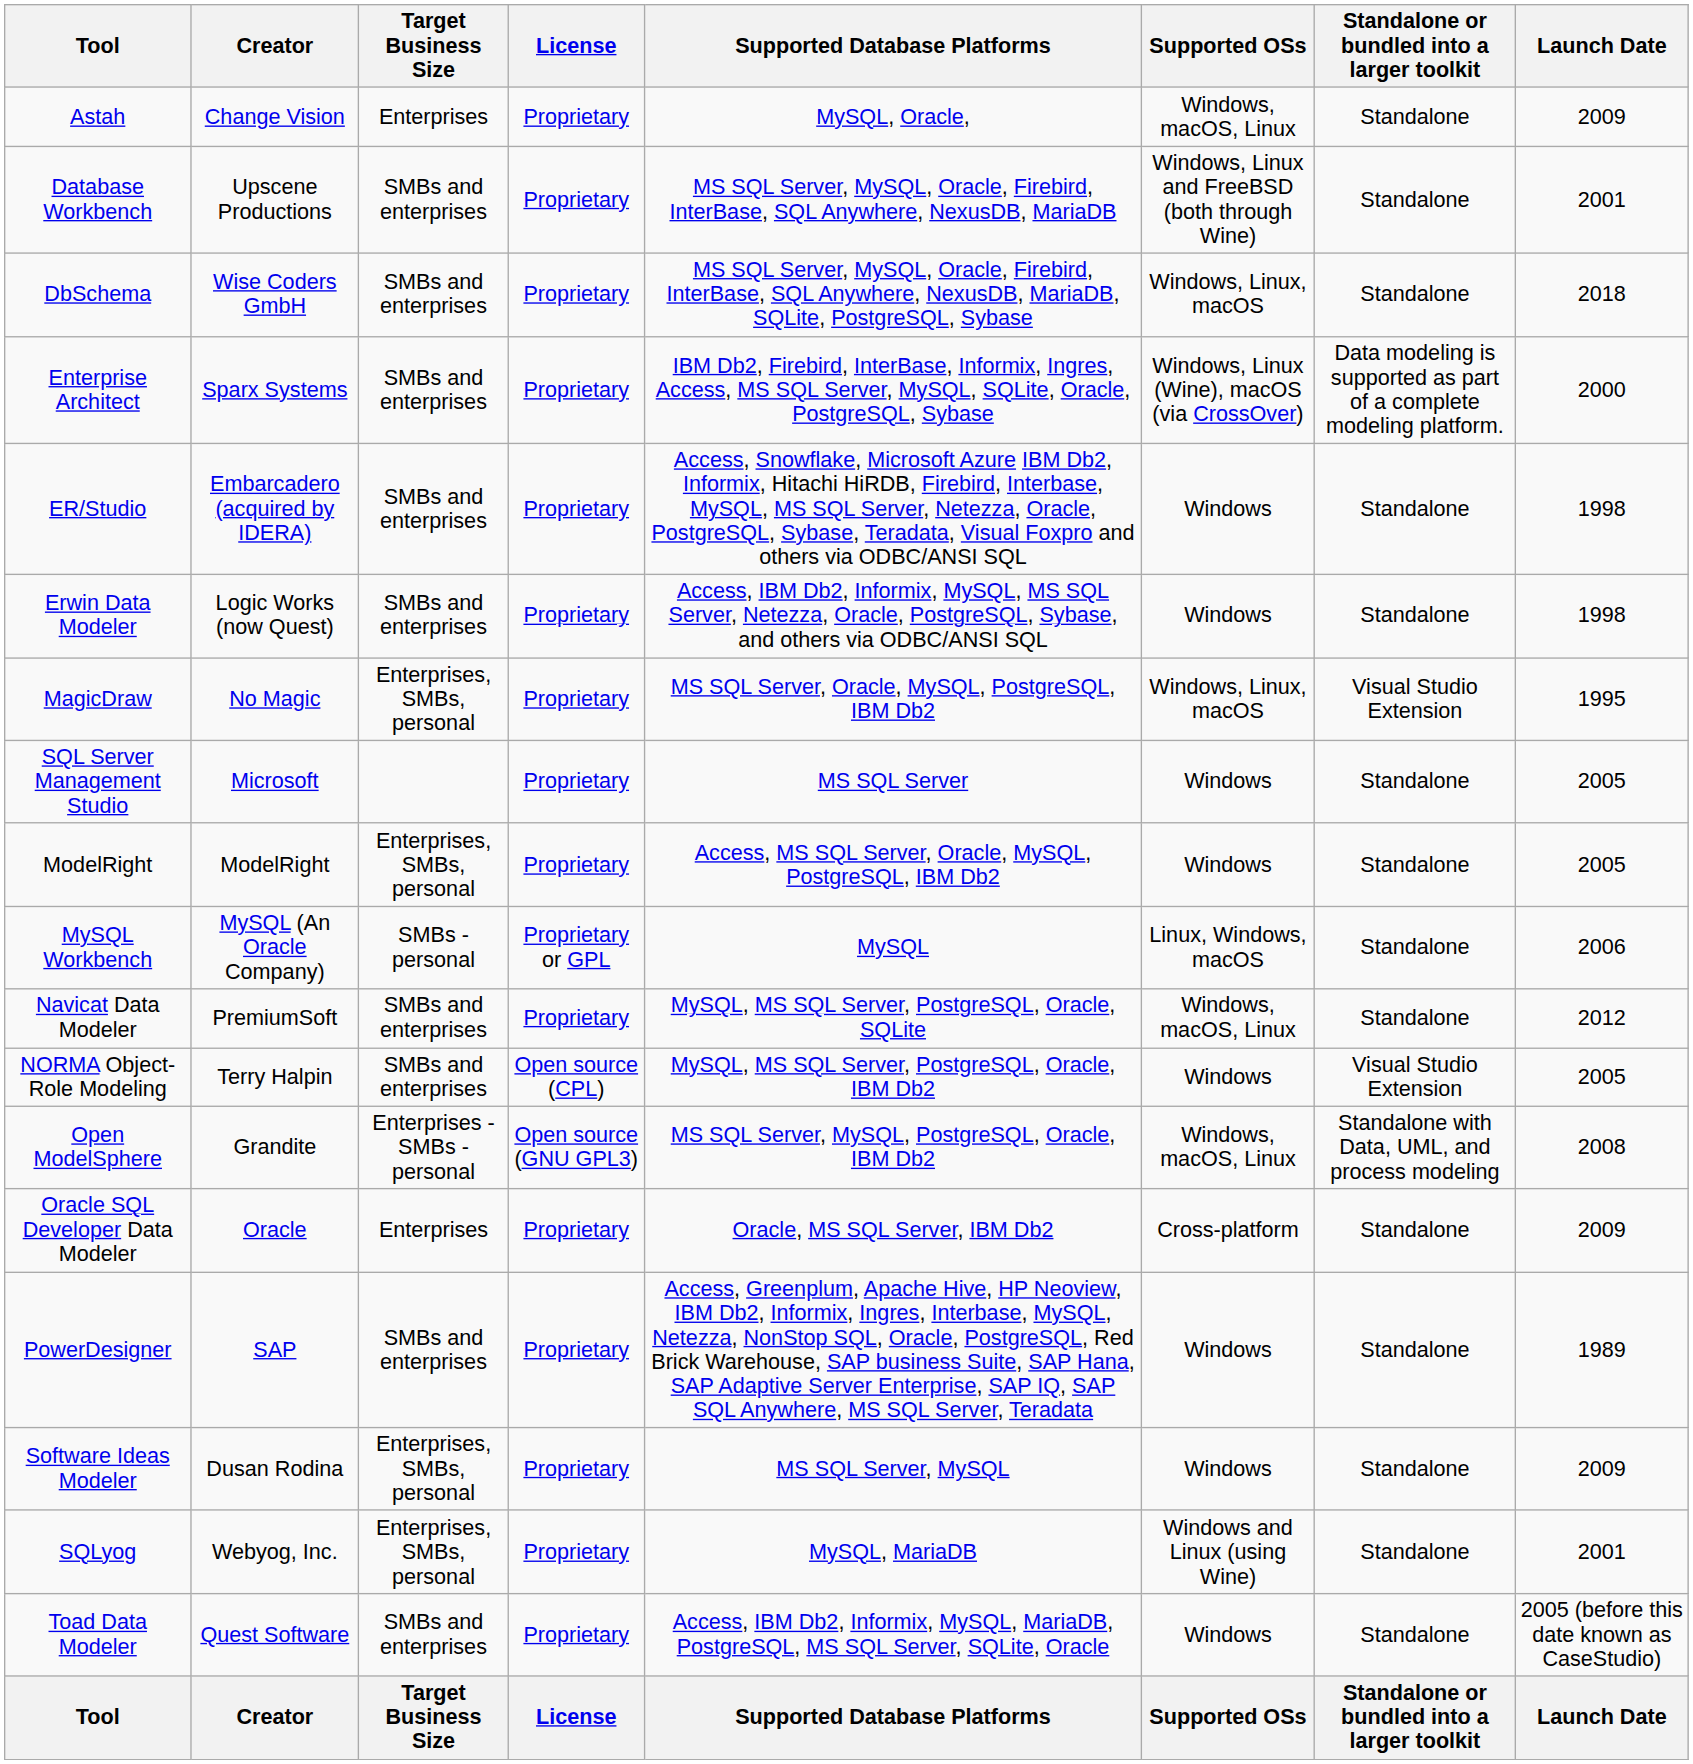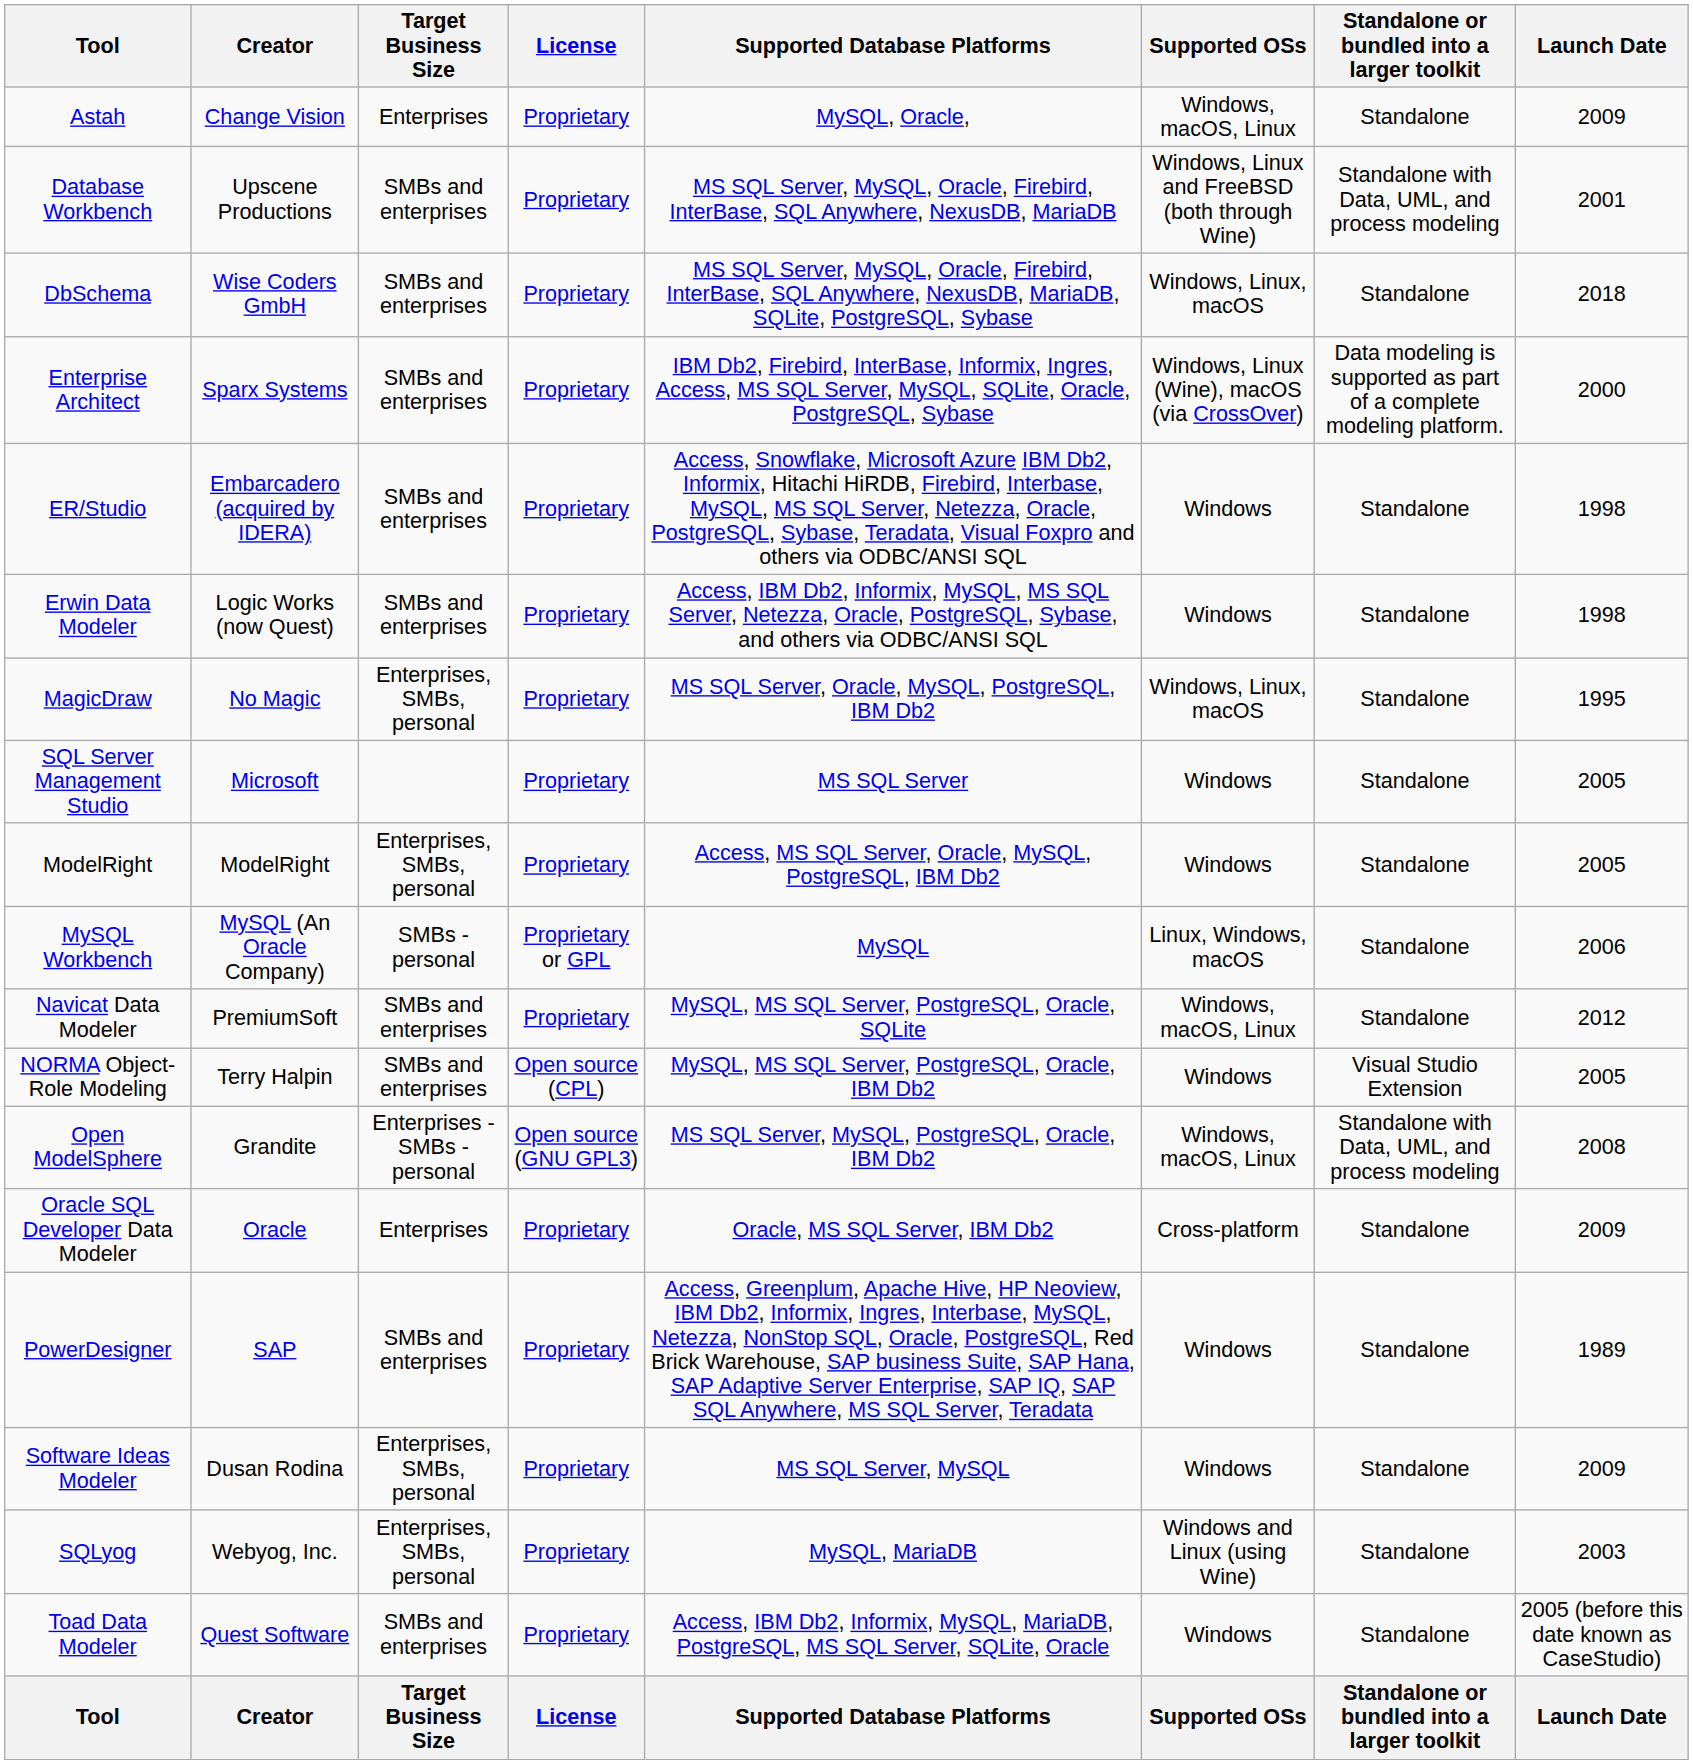(1415, 199) Standalone -> (1415, 199) Standalone with Data, UML, and process modeling
(1415, 698) Visual Studio Extension -> (1415, 698) Standalone
(1602, 1551) 2001 -> (1602, 1551) 2003
